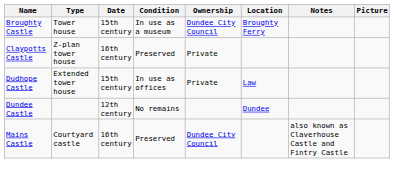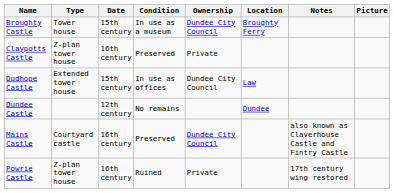(202, 83) Private -> (211, 83) Dundee City Council
+ row: (19, 173)
